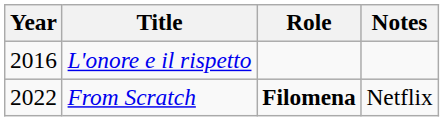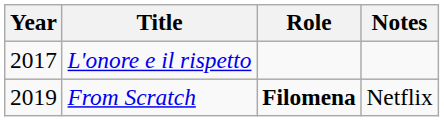(33, 60) 2016 -> (33, 60) 2017
(33, 97) 2022 -> (33, 97) 2019
